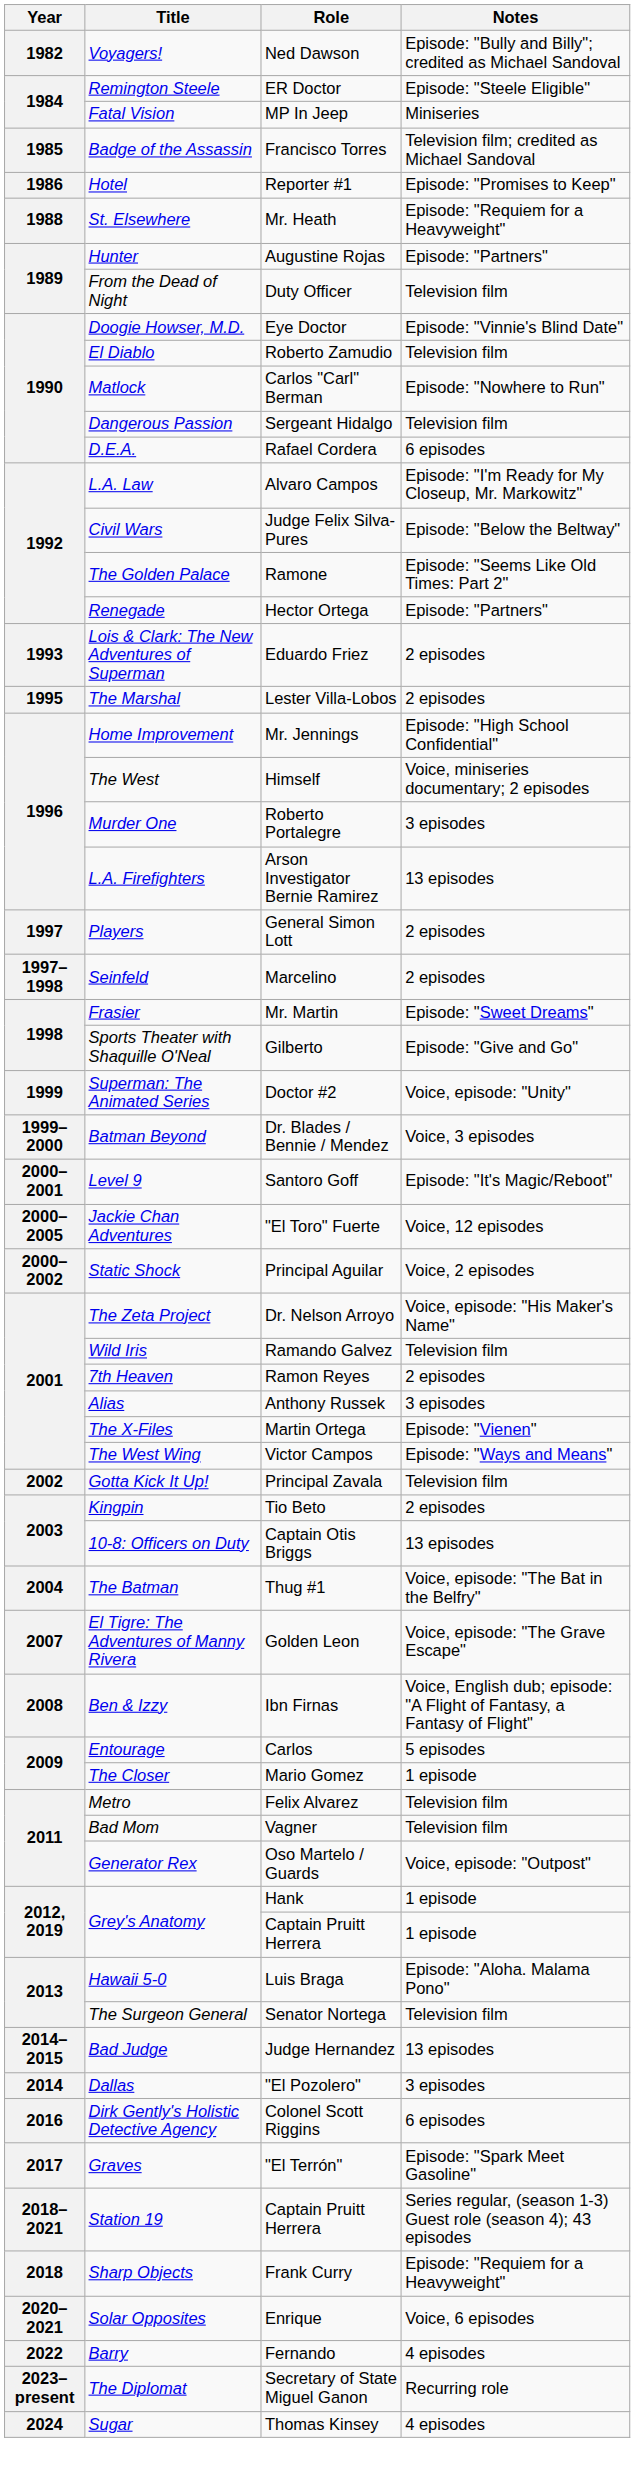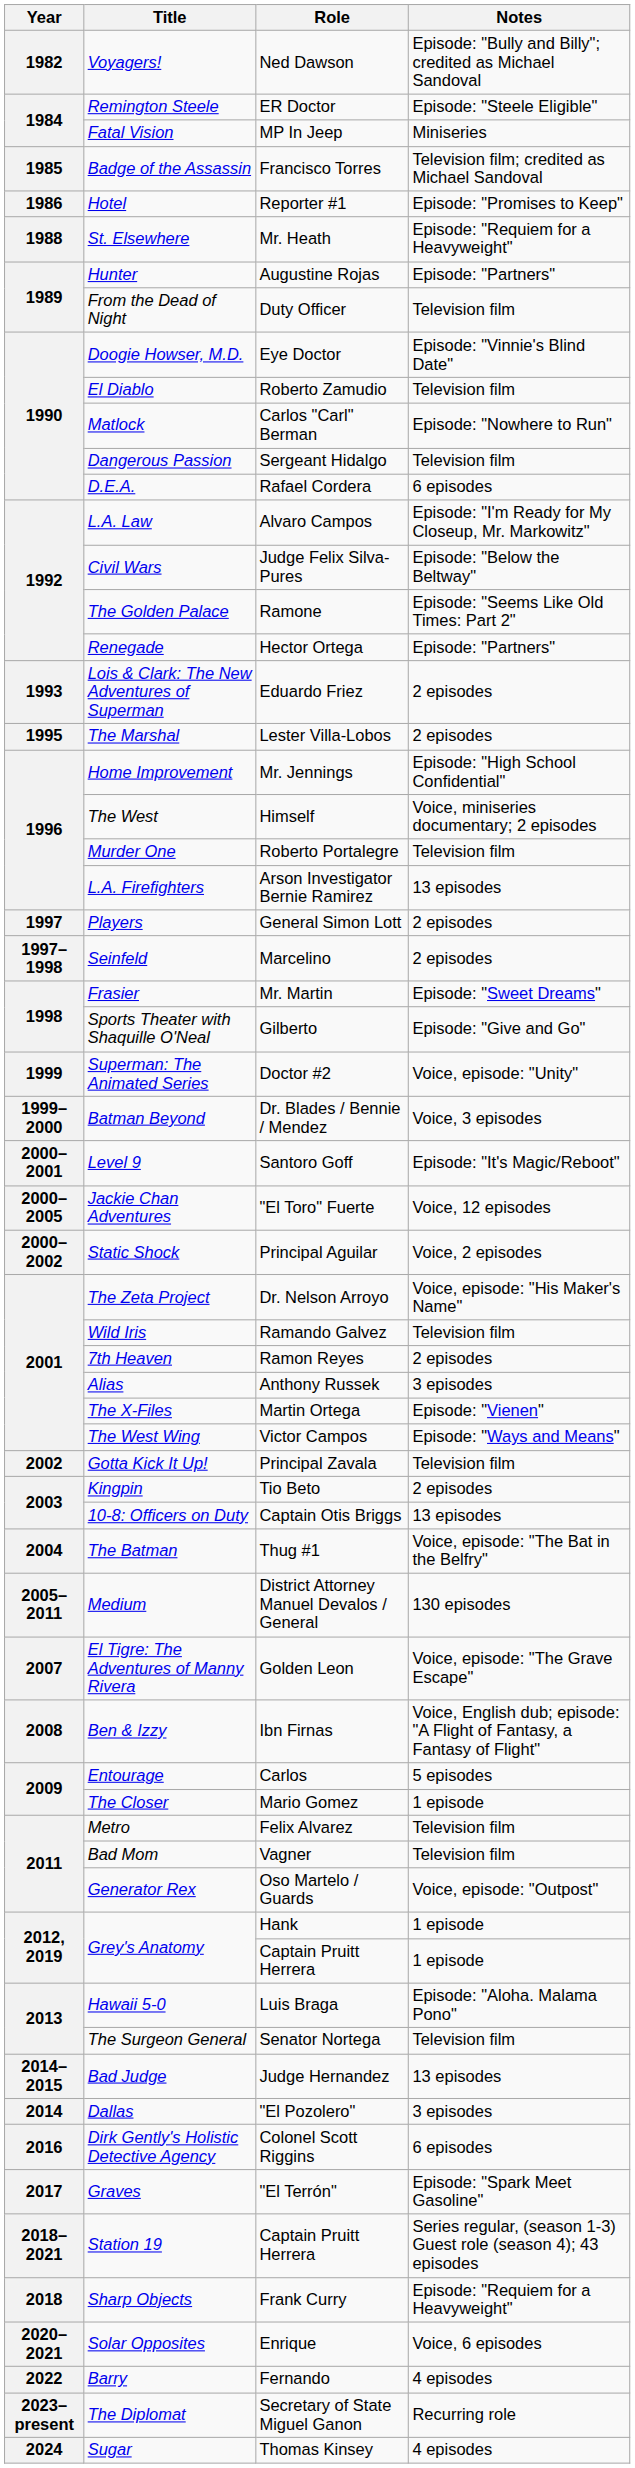(445, 824) 3 episodes -> (464, 852) Television film
+ row: (117, 1604)
